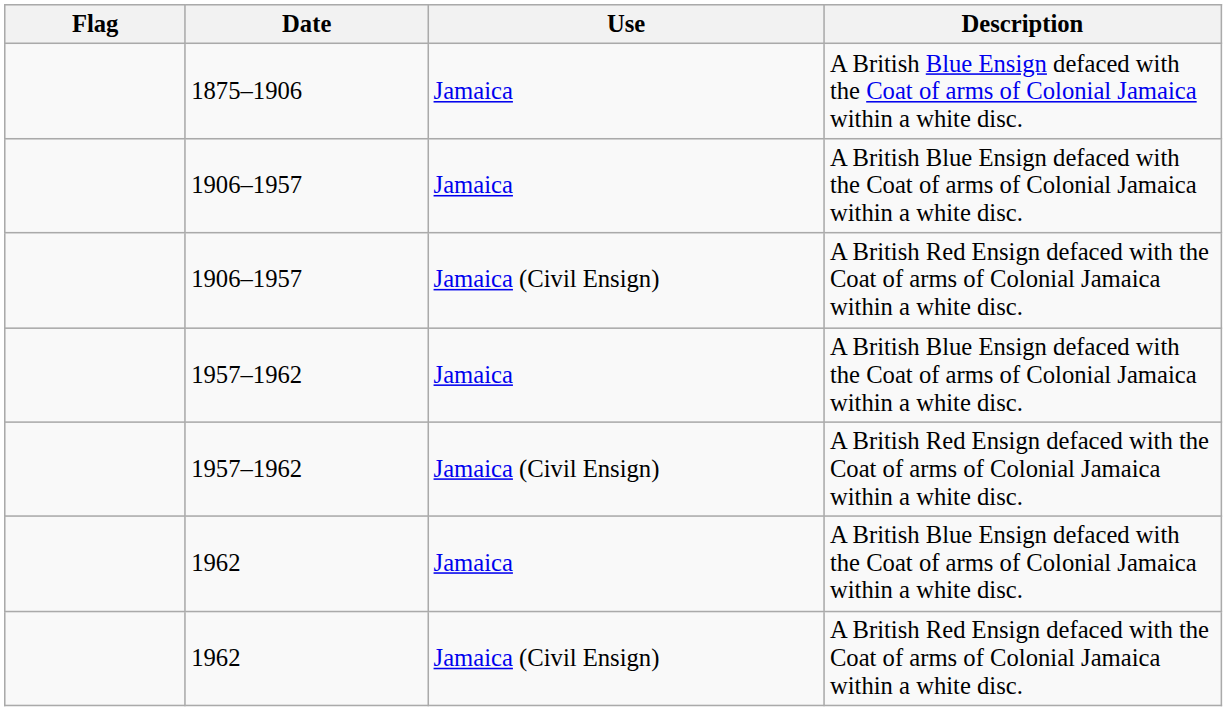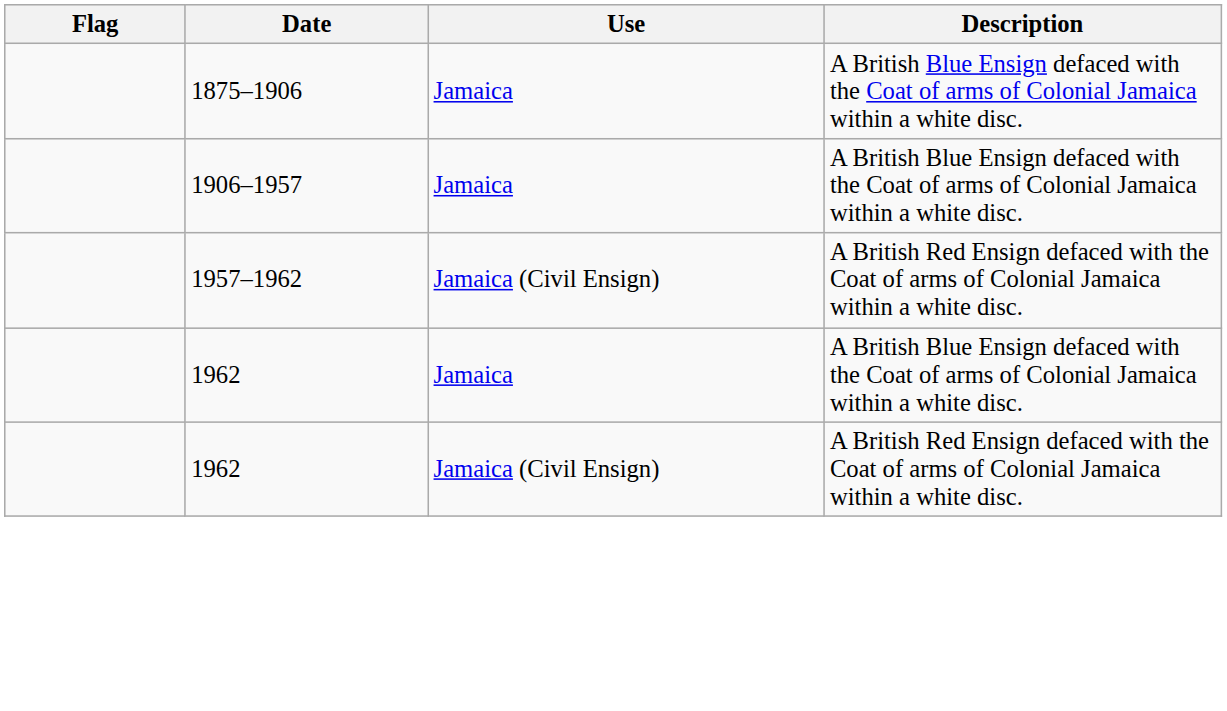- row: (247, 279)
- row: (247, 374)
